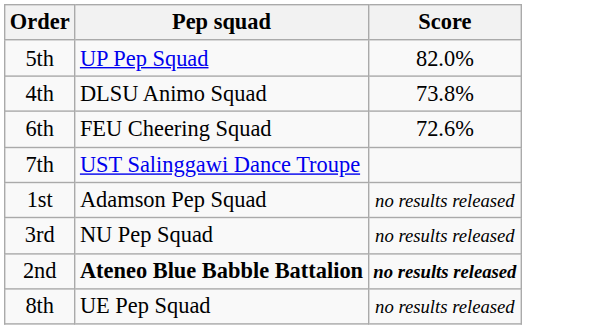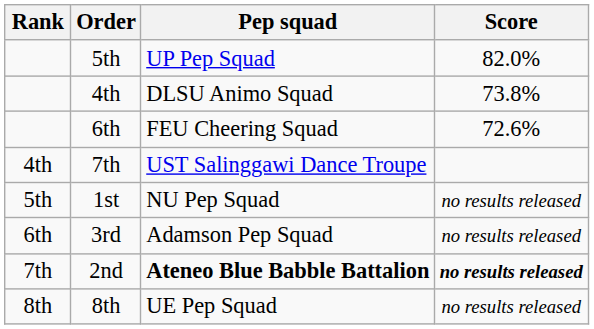+ column: (38, 22)
(173, 199) Adamson Pep Squad -> (213, 199) NU Pep Squad
(146, 235) NU Pep Squad -> (240, 235) Adamson Pep Squad
